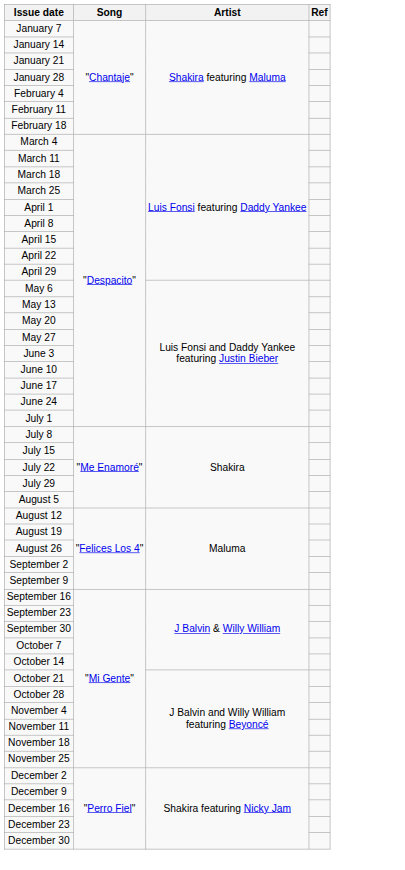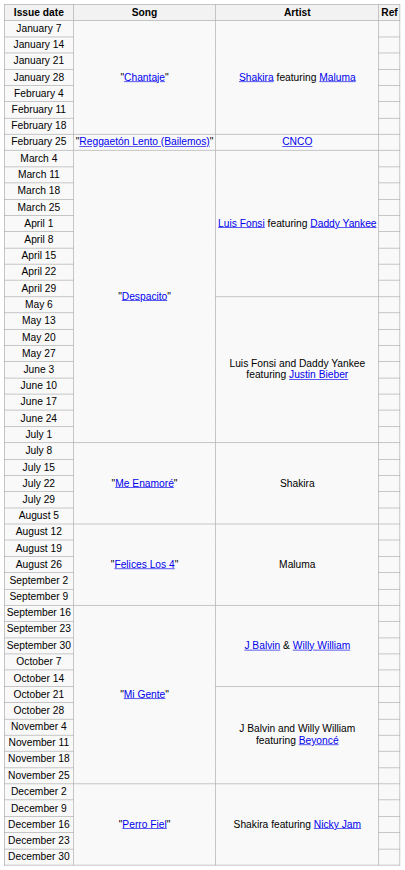+ row: (39, 142)
